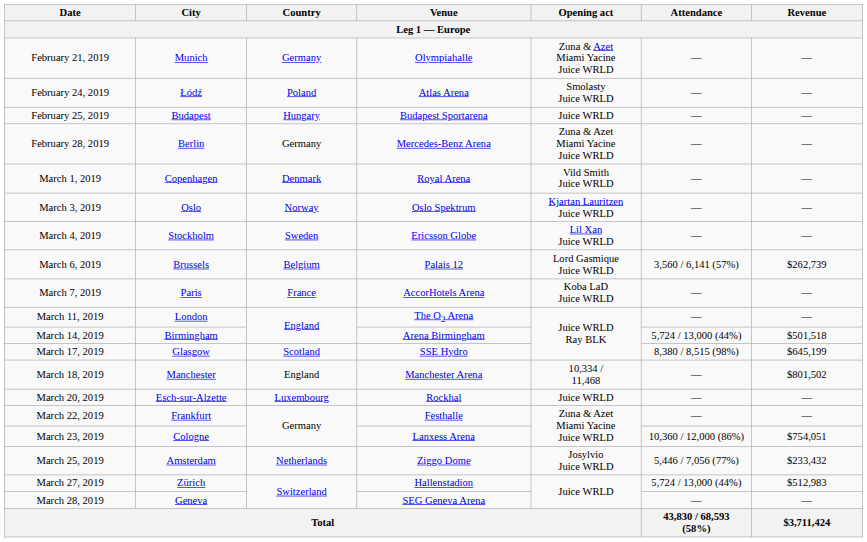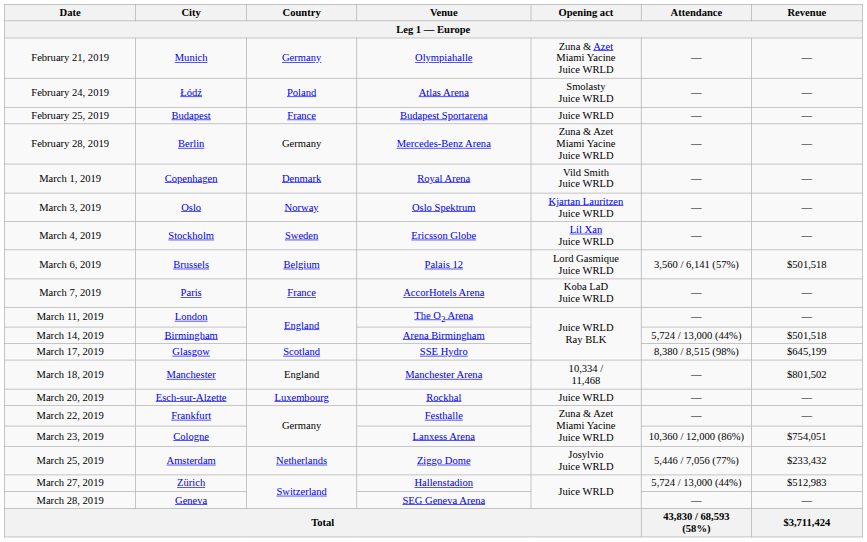(302, 115) Hungary -> (302, 115) France
(807, 264) $262,739 -> (807, 264) $501,518
